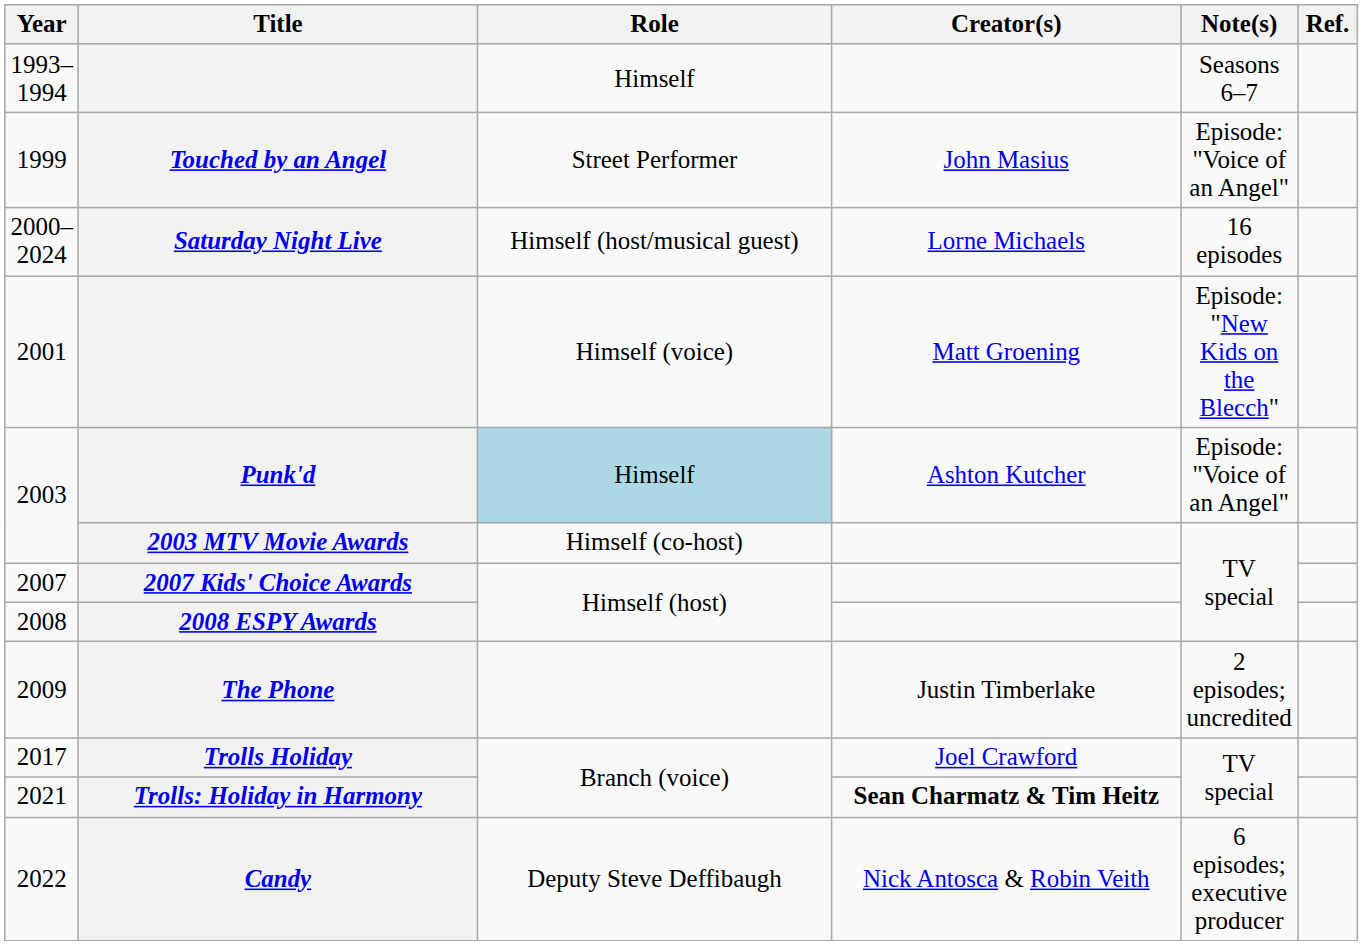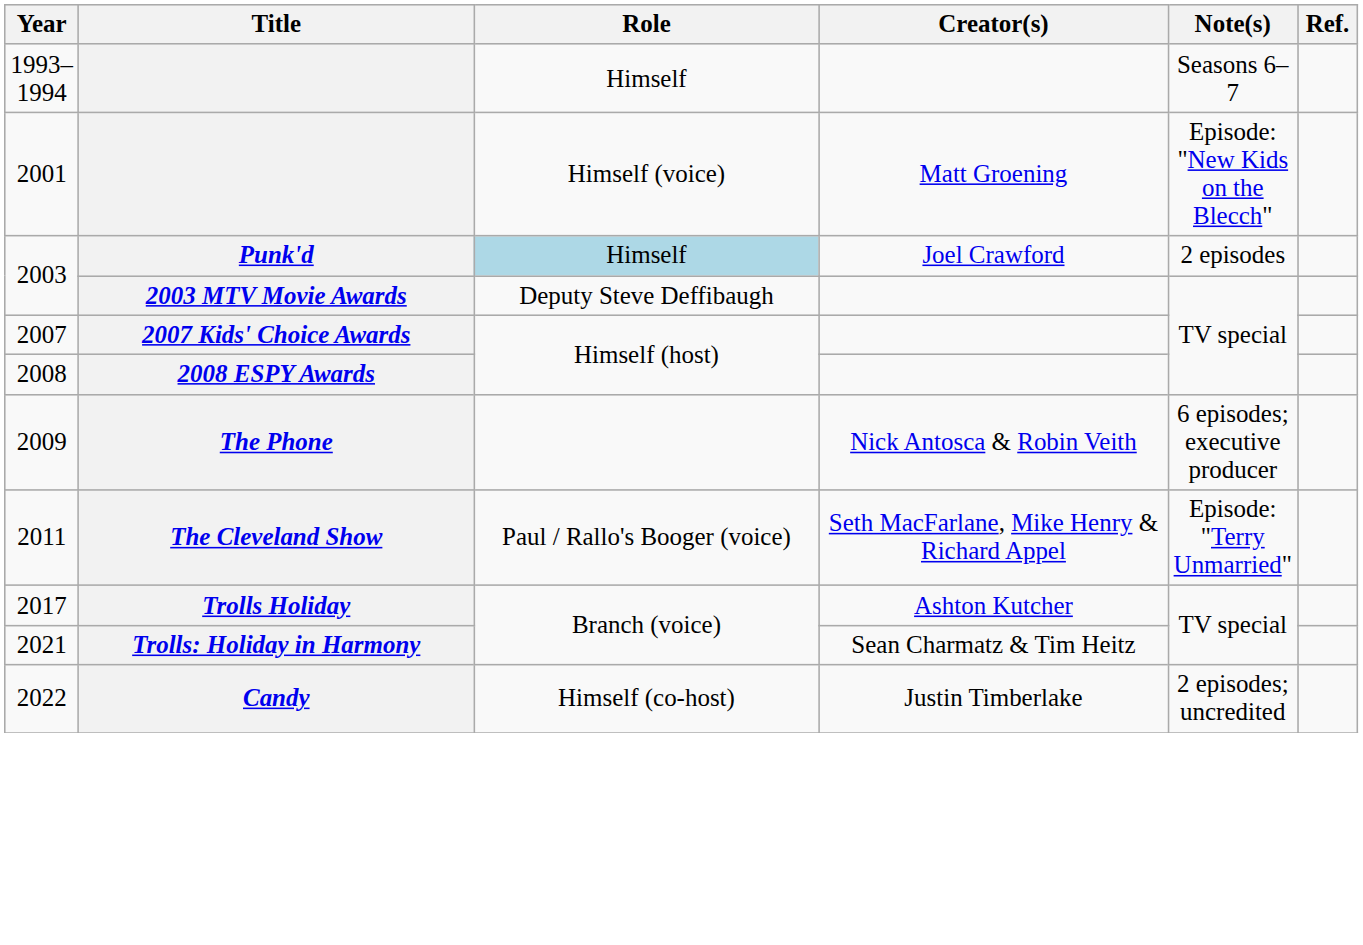- row: (42, 159)
- row: (42, 241)
(1006, 474) Ashton Kutcher -> (993, 255) Joel Crawford
(1239, 474) Episode: "Voice of an Angel" -> (1233, 255) 2 episodes
(654, 542) Himself (co-host) -> (646, 294) Deputy Steve Deffibaugh
(1006, 689) Justin Timberlake -> (993, 441) Nick Antosca & Robin Veith
(1239, 689) 2 episodes; uncredited -> (1233, 441) 6 episodes; executive producer
+ row: (42, 537)
(1006, 757) Joel Crawford -> (993, 605) Ashton Kutcher
(1006, 796) bold -> (993, 644) normal
(654, 878) Deputy Steve Deffibaugh -> (646, 698) Himself (co-host)
(1006, 878) Nick Antosca & Robin Veith -> (993, 698) Justin Timberlake
(1239, 878) 6 episodes; executive producer -> (1233, 698) 2 episodes; uncredited
